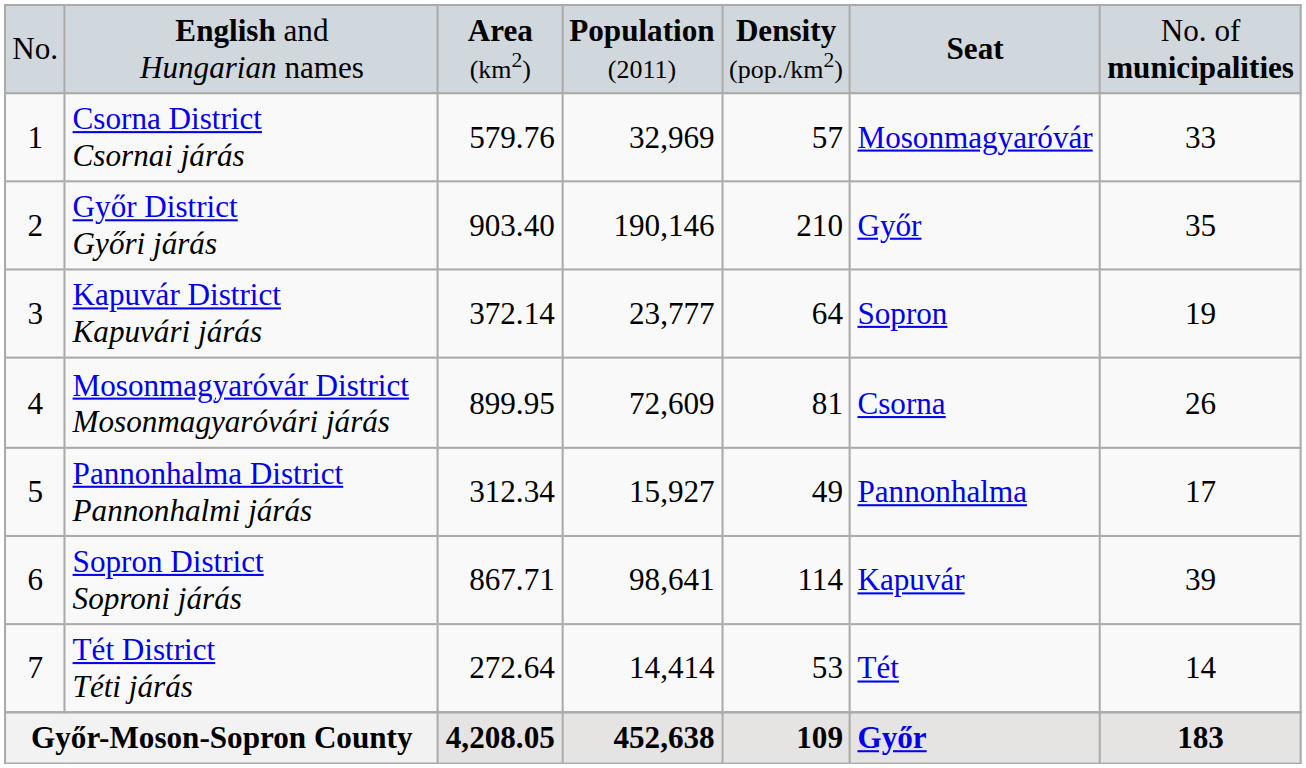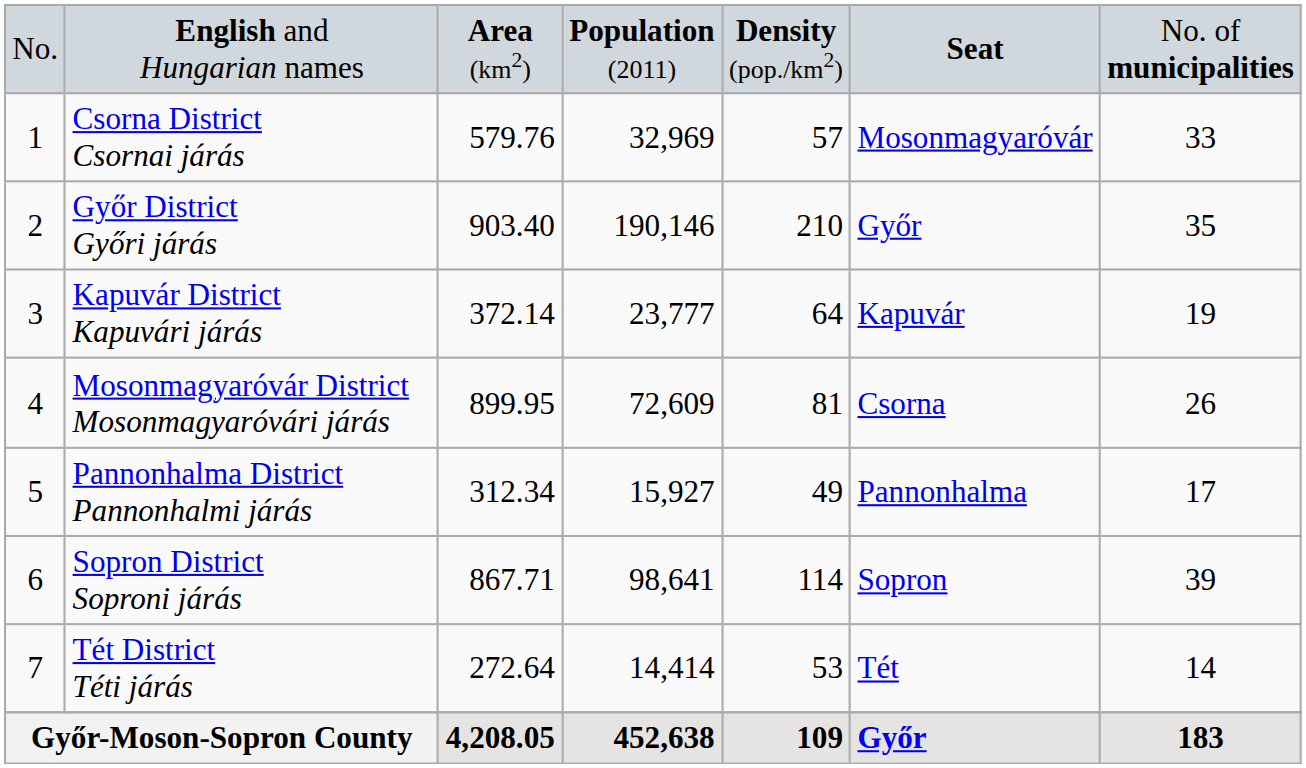(902, 314) Sopron -> (911, 314) Kapuvár
(911, 578) Kapuvár -> (902, 578) Sopron
